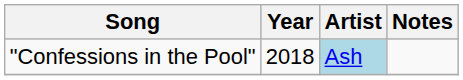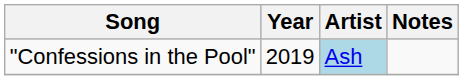(290, 56) 2018 -> (290, 56) 2019
